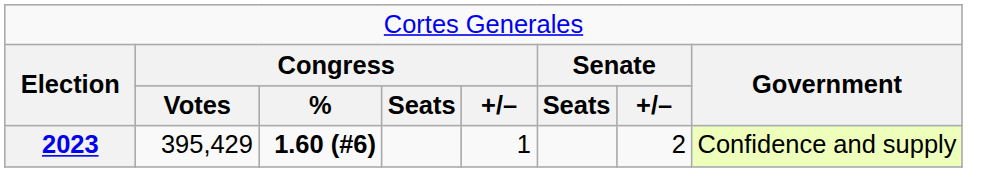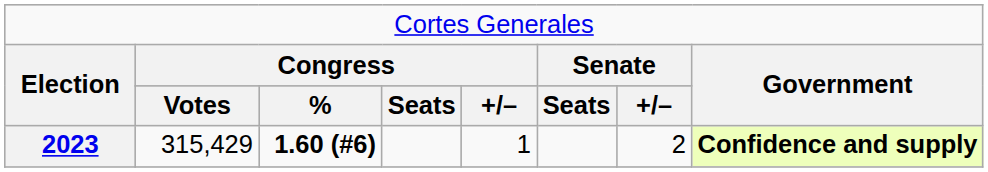(207, 145) 395,429 -> (207, 145) 315,429
(827, 145) normal -> (838, 145) bold
